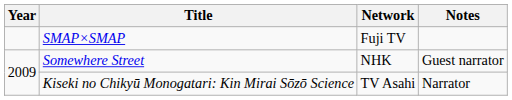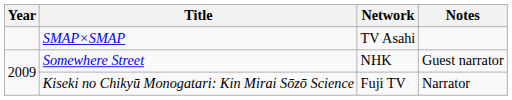(383, 38) Fuji TV -> (388, 38) TV Asahi
(388, 83) TV Asahi -> (383, 83) Fuji TV
